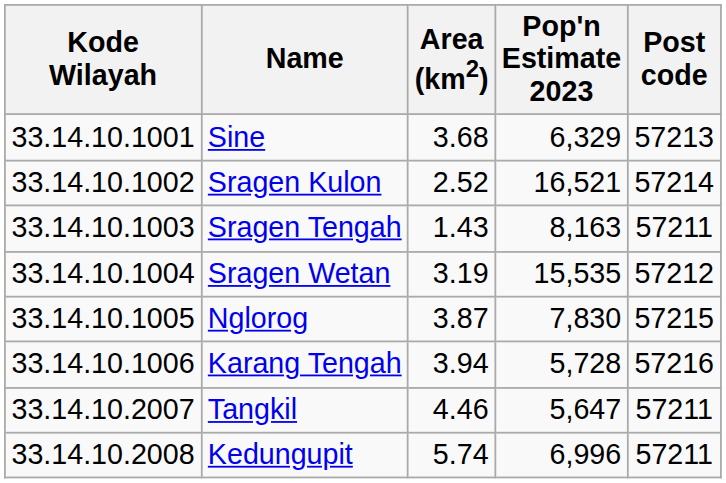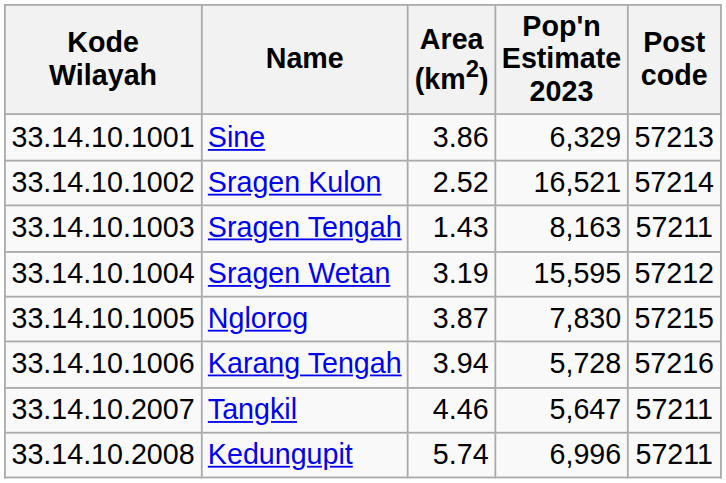(461, 137) 3.68 -> (461, 137) 3.86
(577, 273) 15,535 -> (577, 273) 15,595
